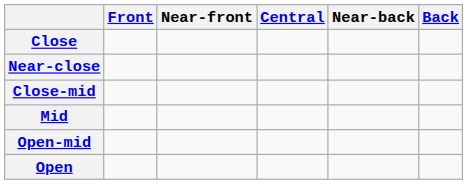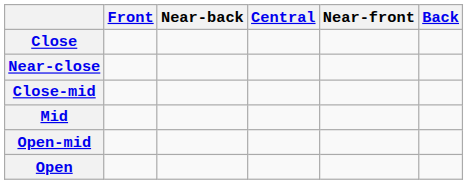columns swapped: (207, 17) <-> (373, 17)
